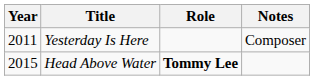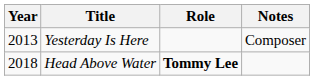(22, 39) 2011 -> (23, 39) 2013
(23, 63) 2015 -> (23, 63) 2018
